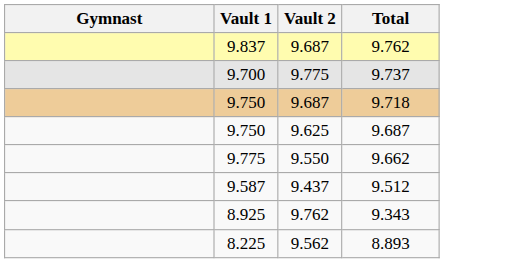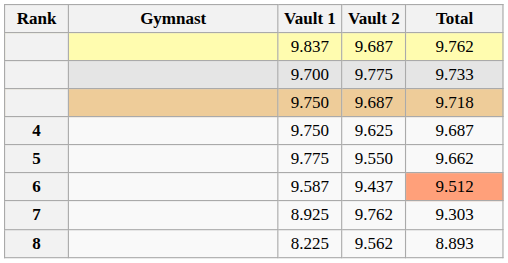+ column: (37, 18)
(391, 74) 9.737 -> (455, 74) 9.733
(391, 187) no background -> (455, 187) lightsalmon background
(391, 215) 9.343 -> (455, 215) 9.303
